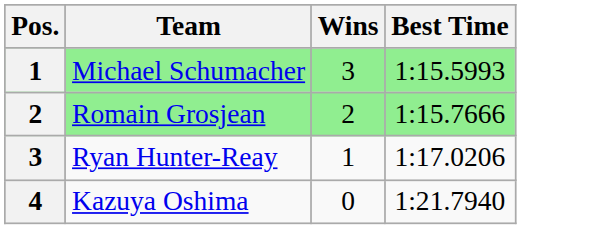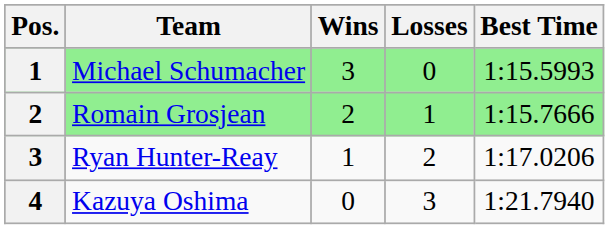+ column: (429, 26)
